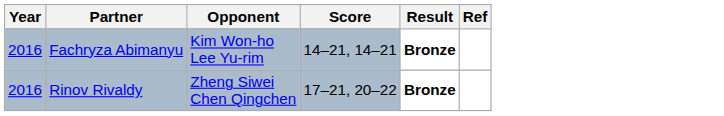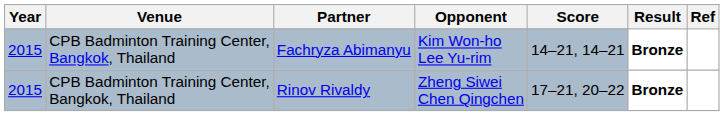+ column: (159, 17)
(25, 50) 2016 -> (25, 50) 2015
(25, 91) 2016 -> (25, 91) 2015
